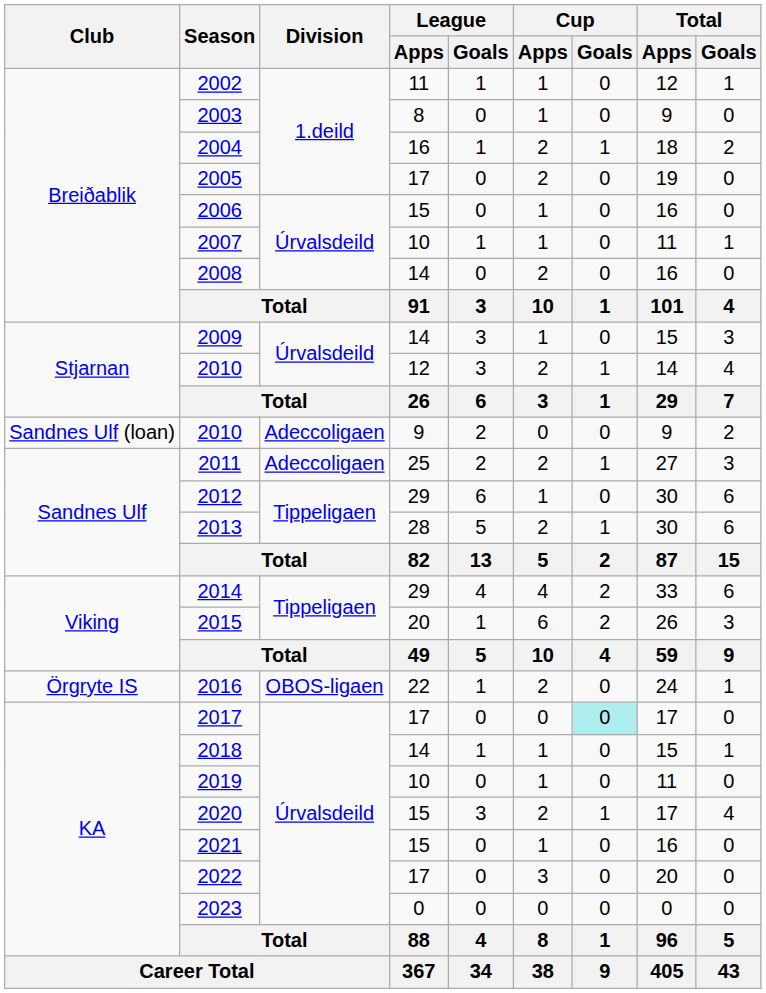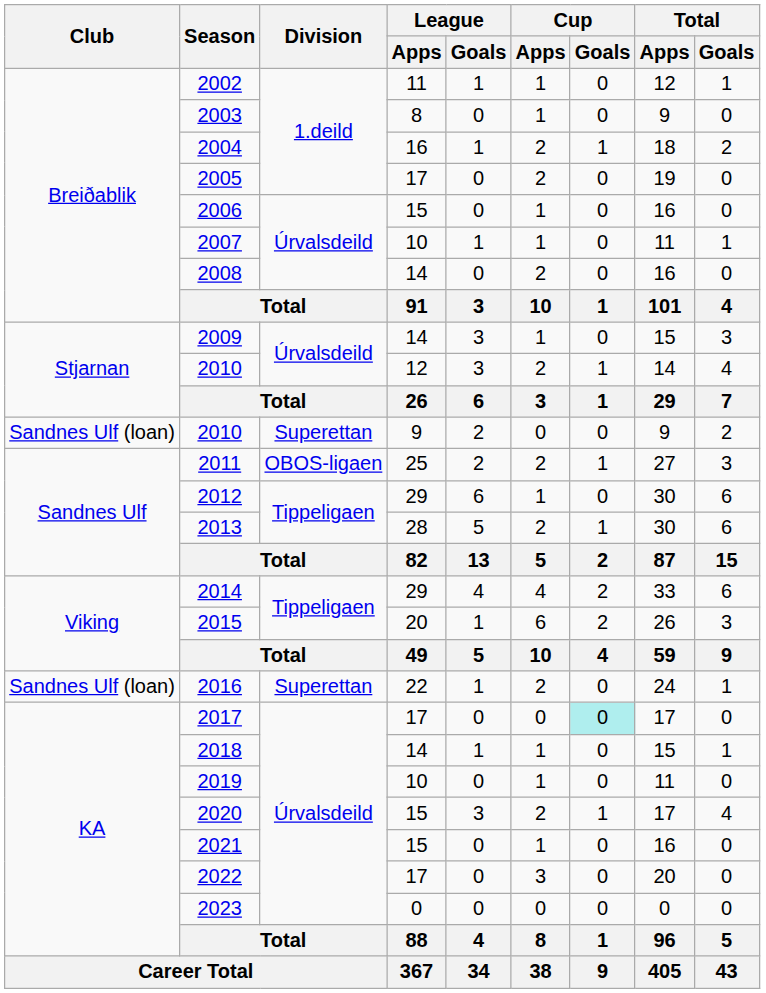(325, 432) Adeccoligaen -> (323, 432) Superettan
(325, 464) Adeccoligaen -> (323, 464) OBOS-ligaen
(92, 686) Örgryte IS -> (92, 686) Sandnes Ulf (loan)
(325, 686) OBOS-ligaen -> (323, 686) Superettan
